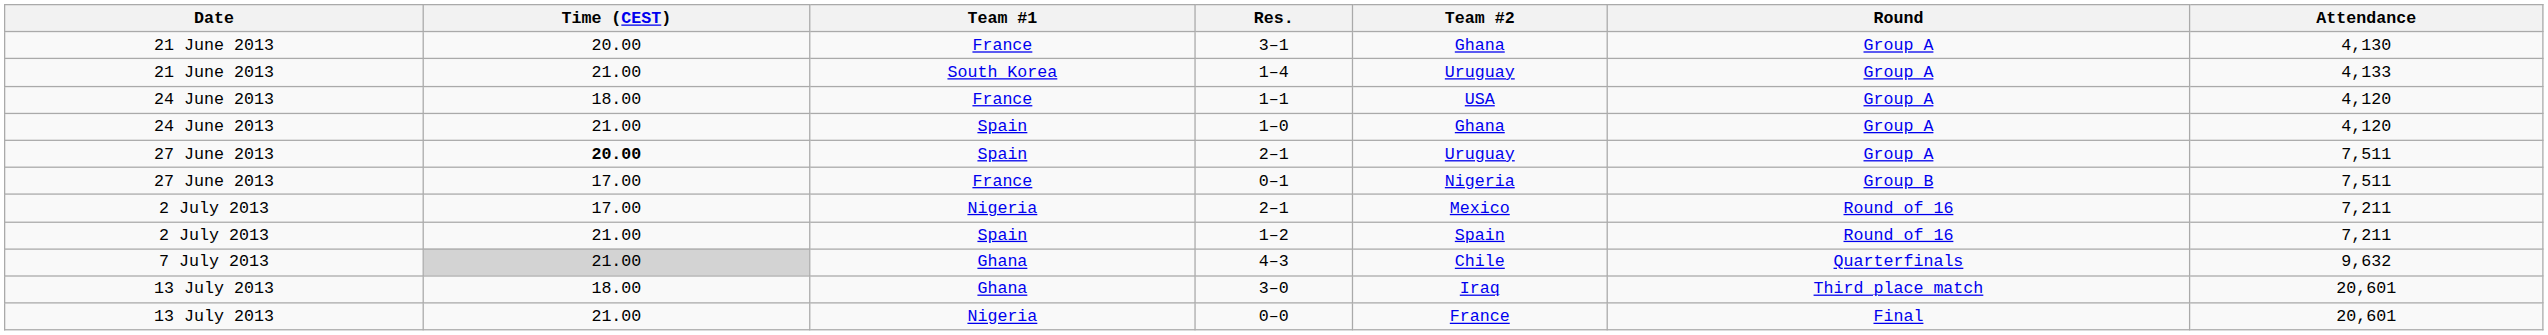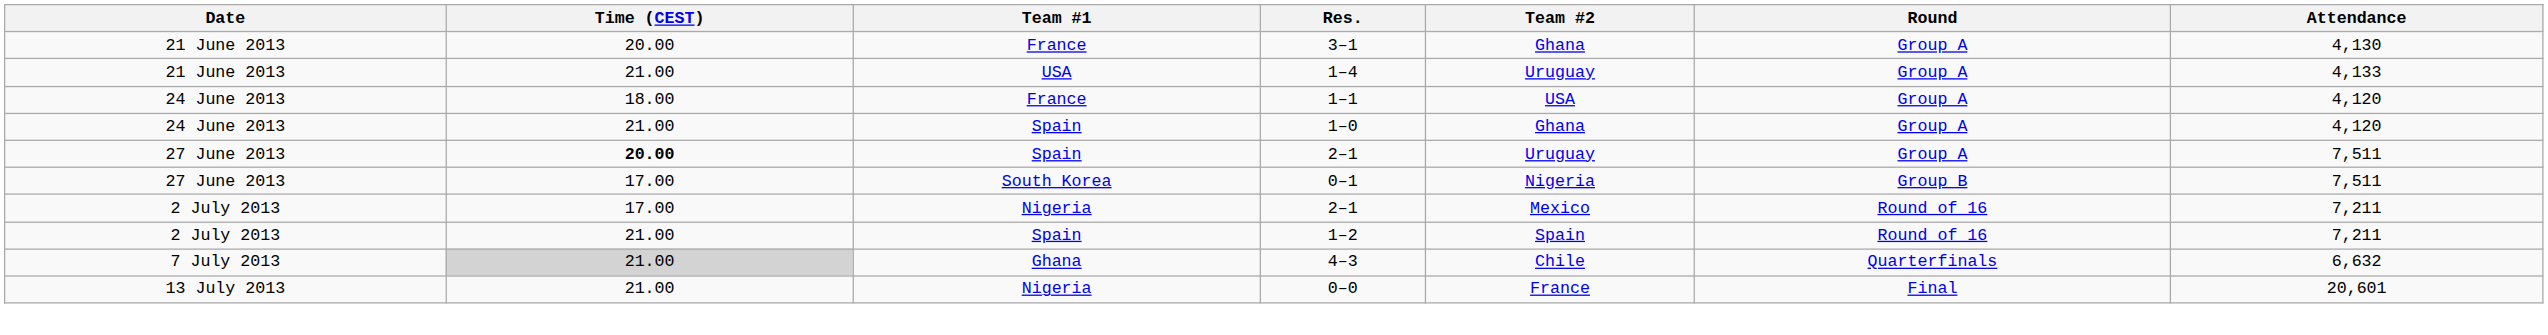(1002, 72) South Korea -> (1057, 72) USA
(1002, 181) France -> (1057, 181) South Korea
(2366, 262) 9,632 -> (2357, 262) 6,632
- row: (214, 289)
